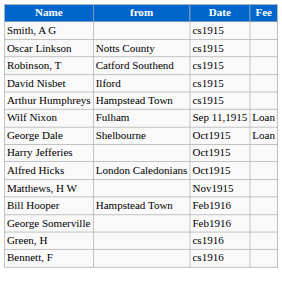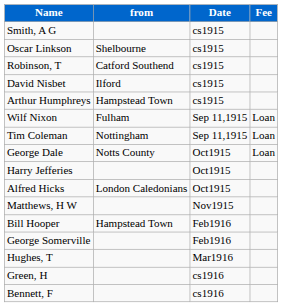(125, 48) Notts County -> (121, 48) Shelbourne
+ row: (37, 135)
(121, 135) Shelbourne -> (125, 153) Notts County
+ row: (30, 258)
